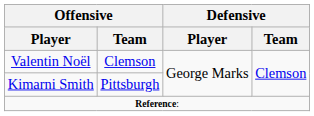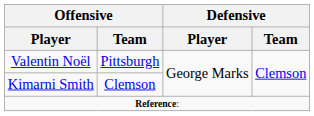(130, 61) Clemson -> (130, 61) Pittsburgh
(130, 84) Pittsburgh -> (130, 84) Clemson
